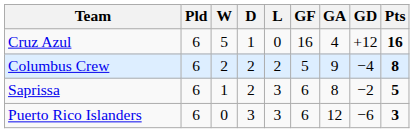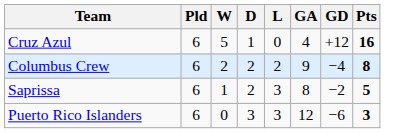- column: (305, 16)
